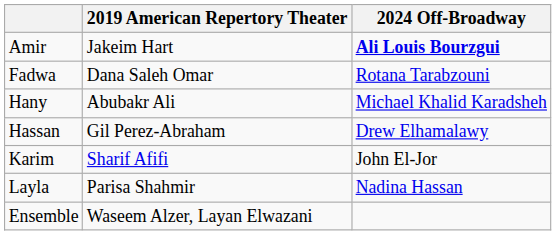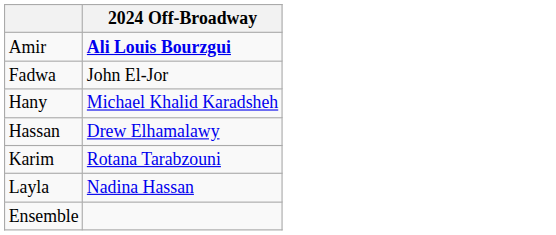- column: (217, 18)
(423, 74) Rotana Tarabzouni -> (128, 74) John El-Jor
(396, 159) John El-Jor -> (154, 159) Rotana Tarabzouni
